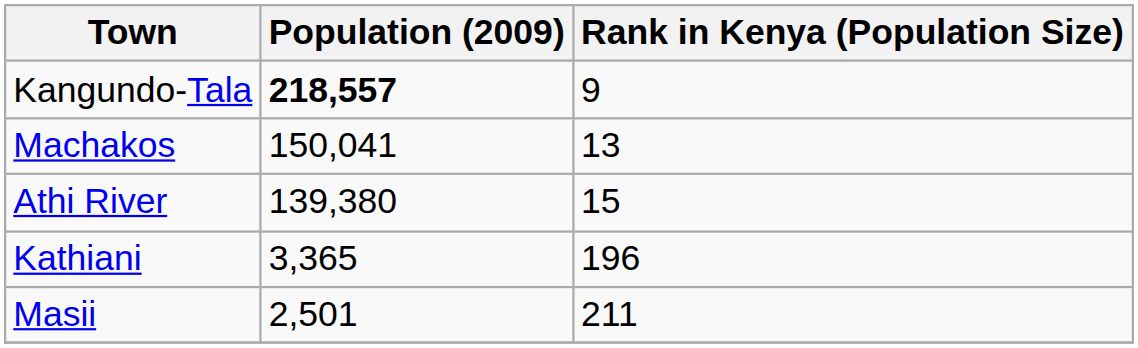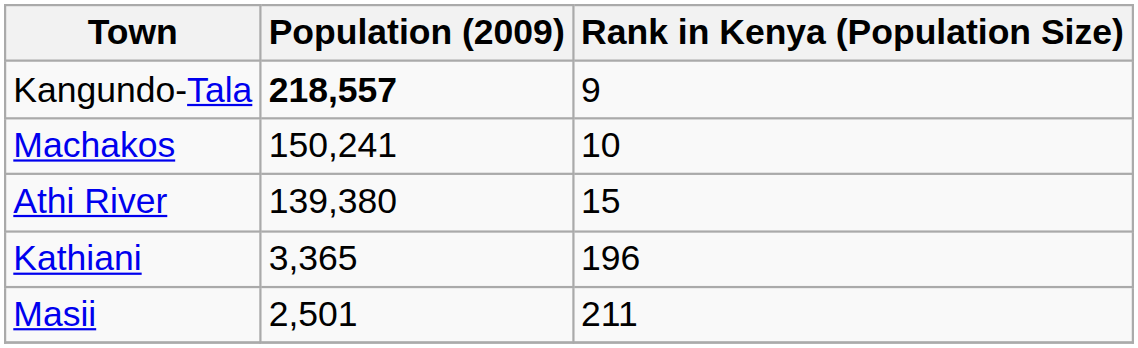(333, 145) 150,041 -> (333, 145) 150,241
(601, 145) 13 -> (601, 145) 10
